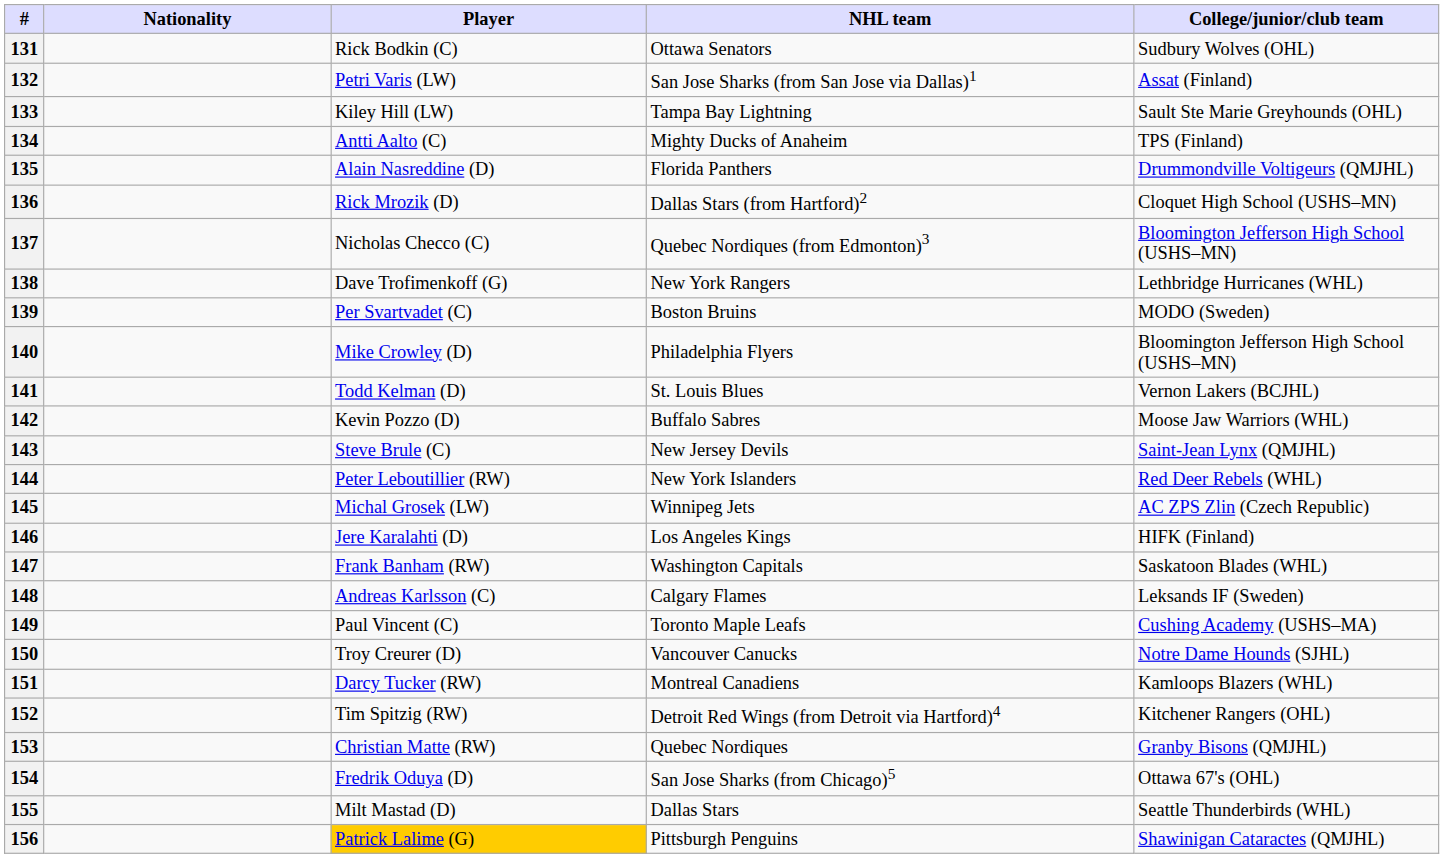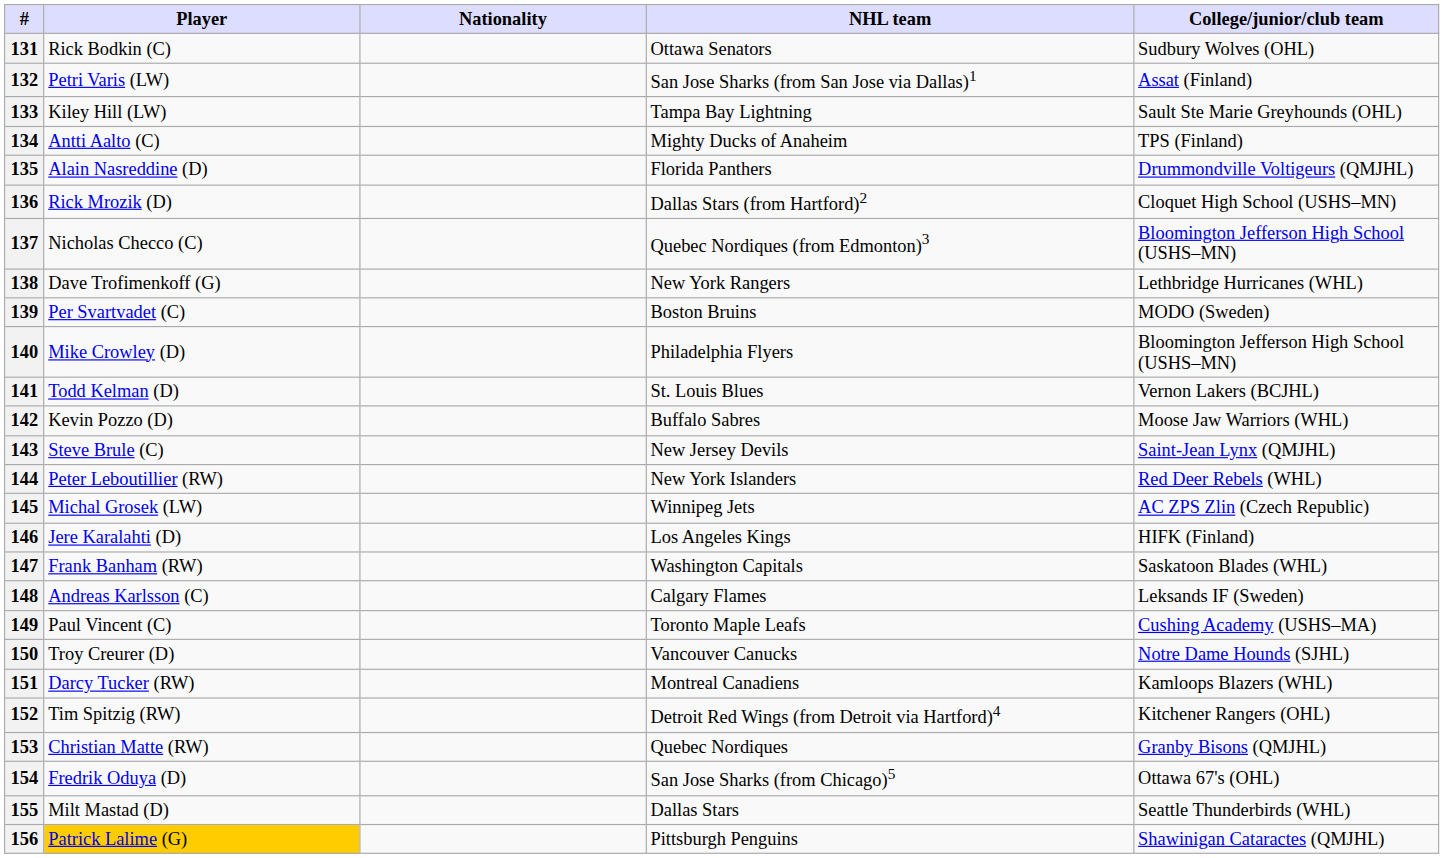columns swapped: (489, 19) <-> (187, 19)
